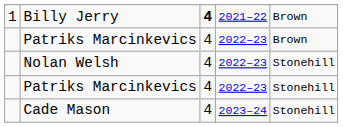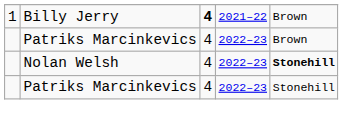(304, 63) normal -> (304, 63) bold
- row: (67, 110)
